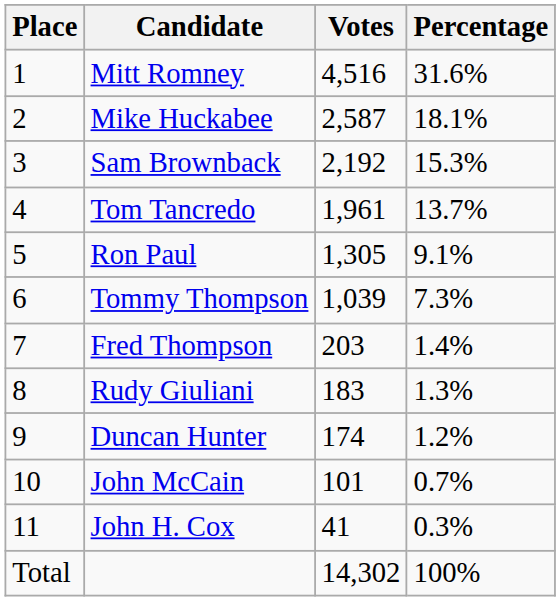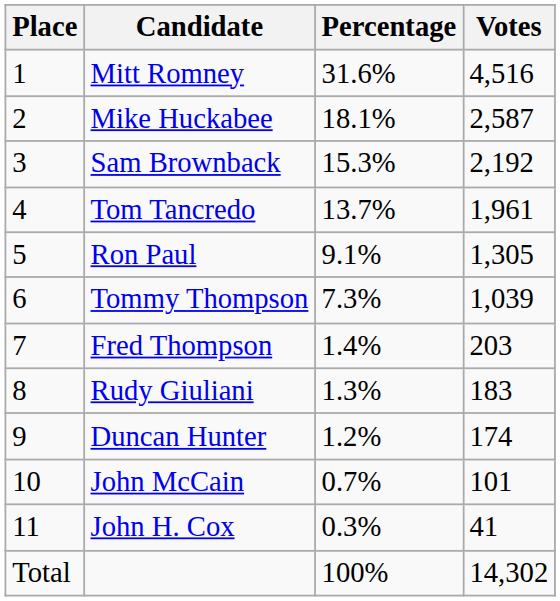columns swapped: (361, 27) <-> (481, 27)
